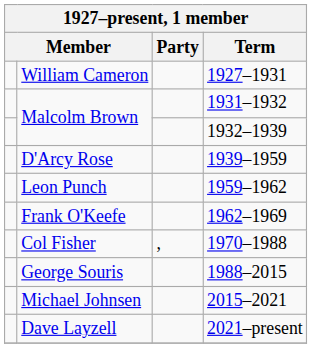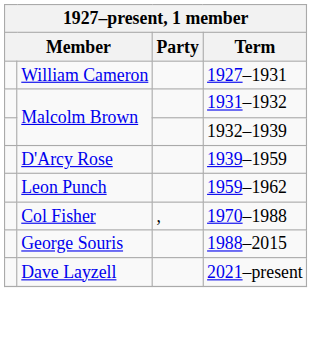- row: (73, 215)
- row: (81, 300)
